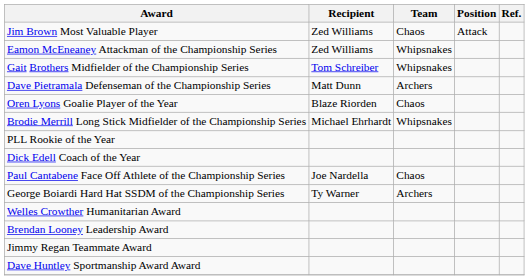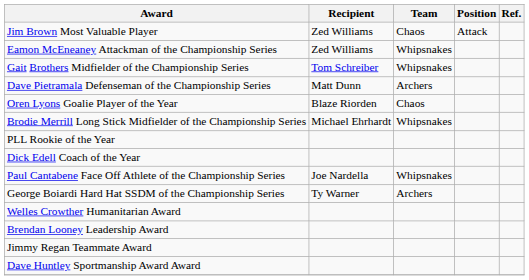(411, 175) Chaos -> (424, 175) Whipsnakes
